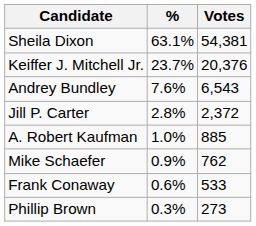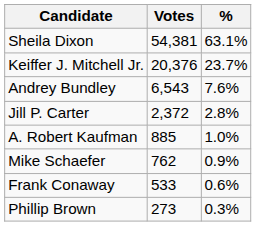columns swapped: (224, 16) <-> (172, 16)
